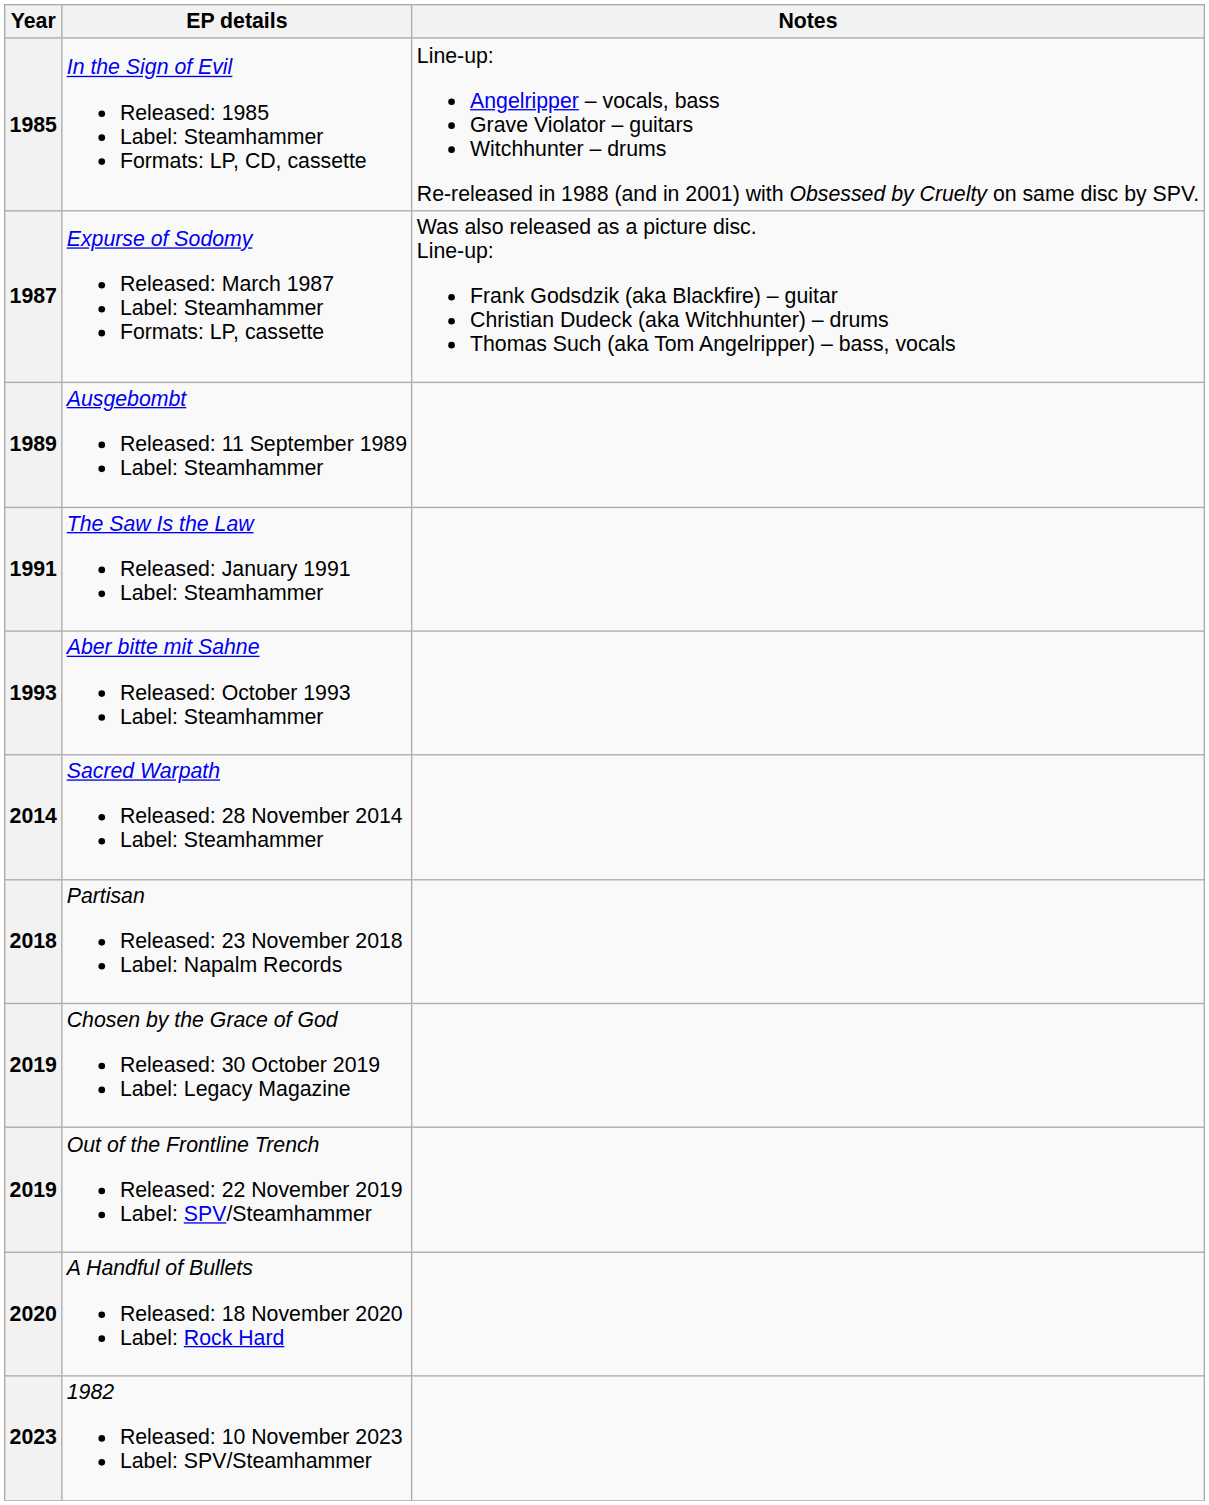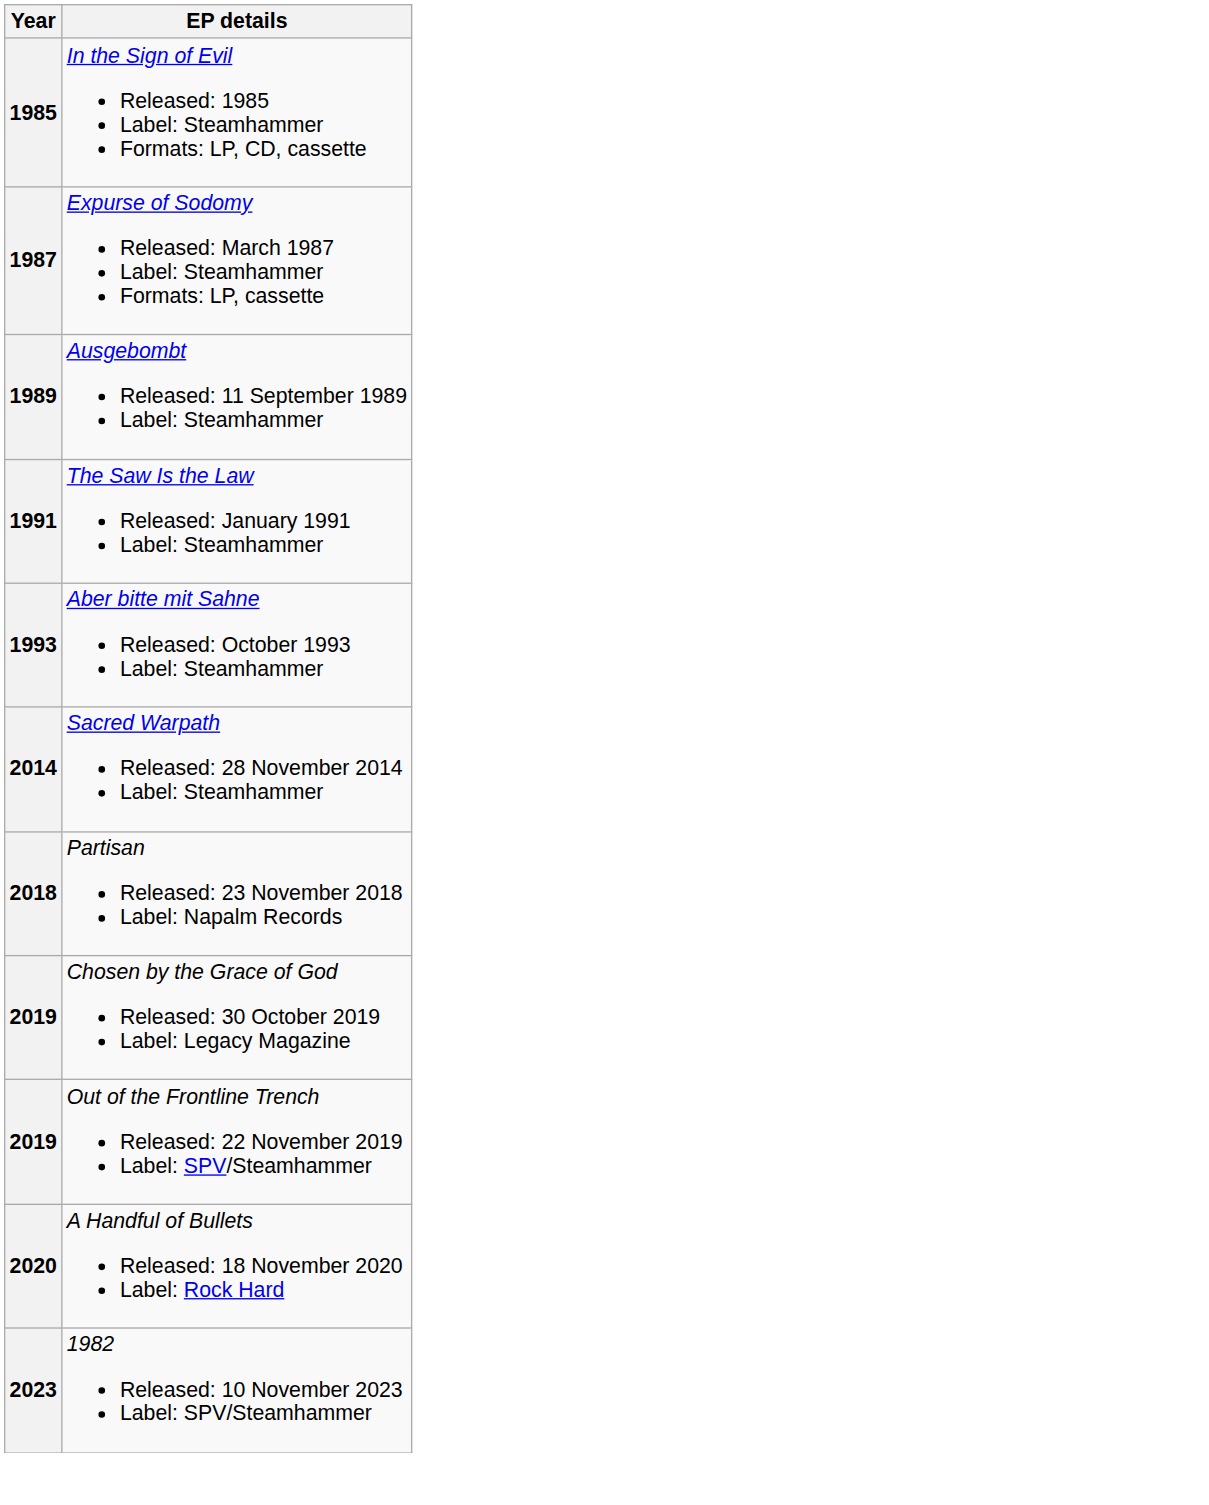- column: (808, 21)
